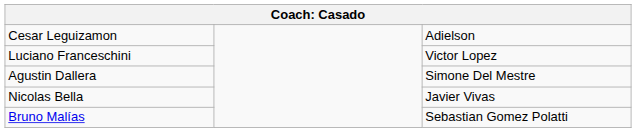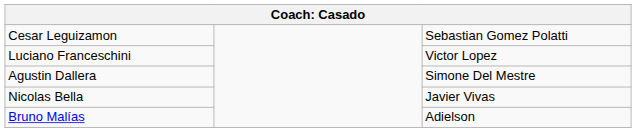(450, 35) Adielson -> (497, 35) Sebastian Gomez Polatti
(497, 117) Sebastian Gomez Polatti -> (450, 117) Adielson
